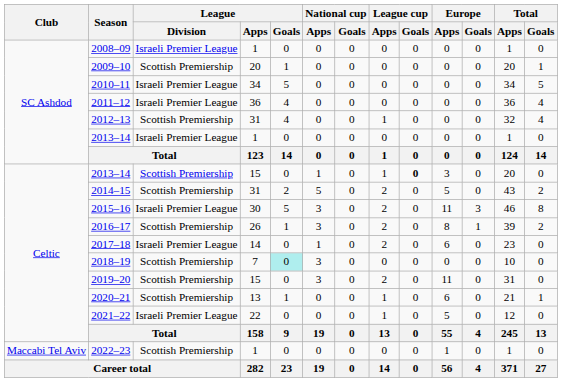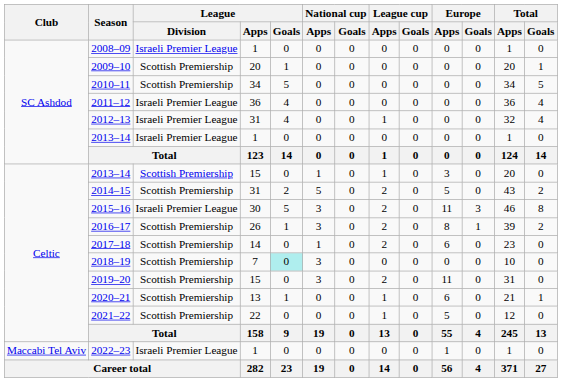(186, 84) Israeli Premier League -> (186, 84) Scottish Premiership
(186, 119) Scottish Premiership -> (186, 119) Israeli Premier League
(416, 173) bold -> (416, 173) normal
(186, 244) Israeli Premier League -> (186, 244) Scottish Premiership
(186, 315) Israeli Premier League -> (186, 315) Scottish Premiership
(186, 350) Scottish Premiership -> (186, 350) Israeli Premier League
